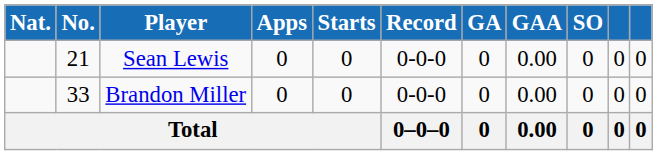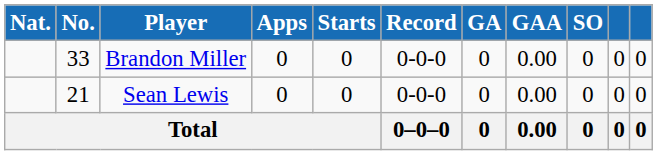rows swapped: (176, 58) <-> (176, 94)
